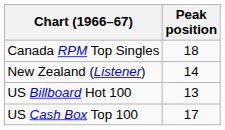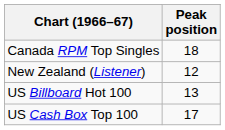(191, 72) 14 -> (191, 72) 12
